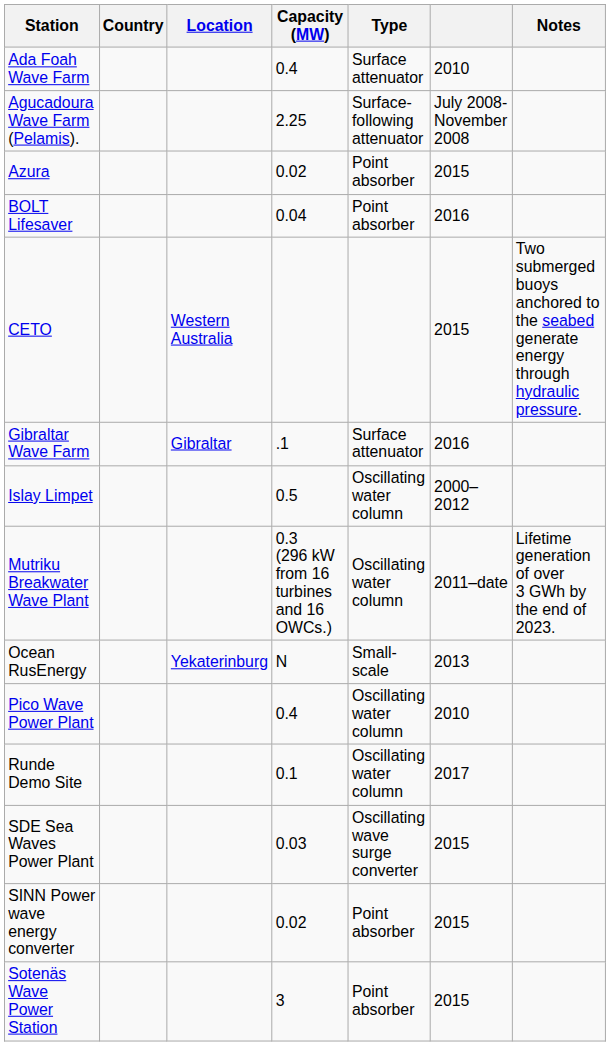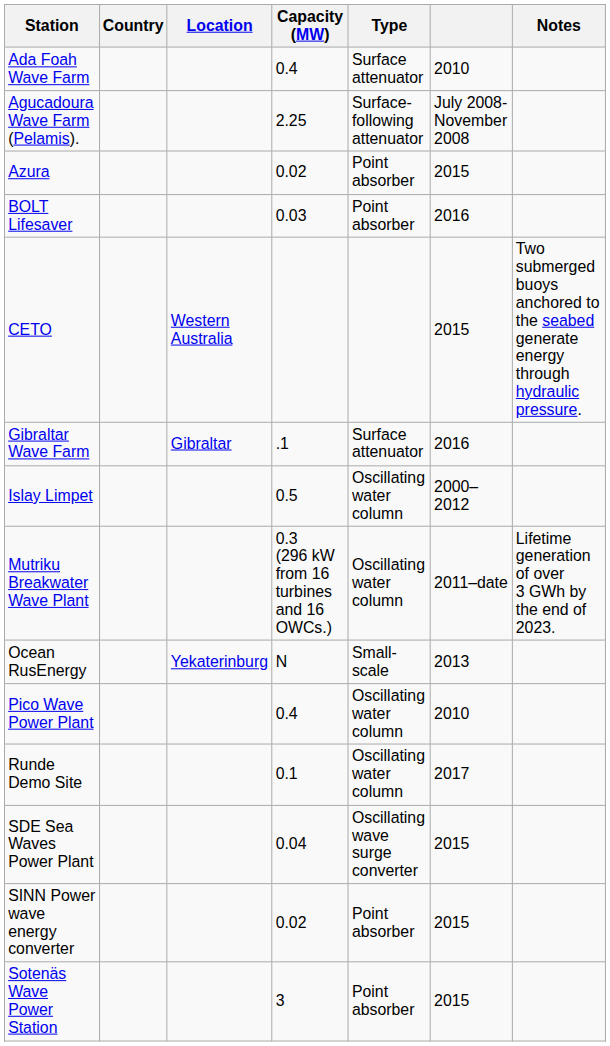(291, 215) 0.04 -> (291, 215) 0.03
(291, 844) 0.03 -> (291, 844) 0.04
